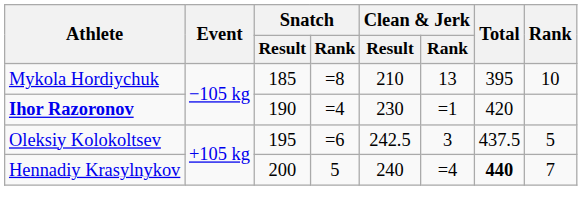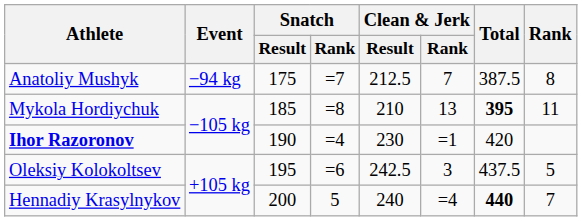+ row: (74, 79)
(499, 79) normal -> (499, 109) bold
(550, 79) 10 -> (550, 109) 11
